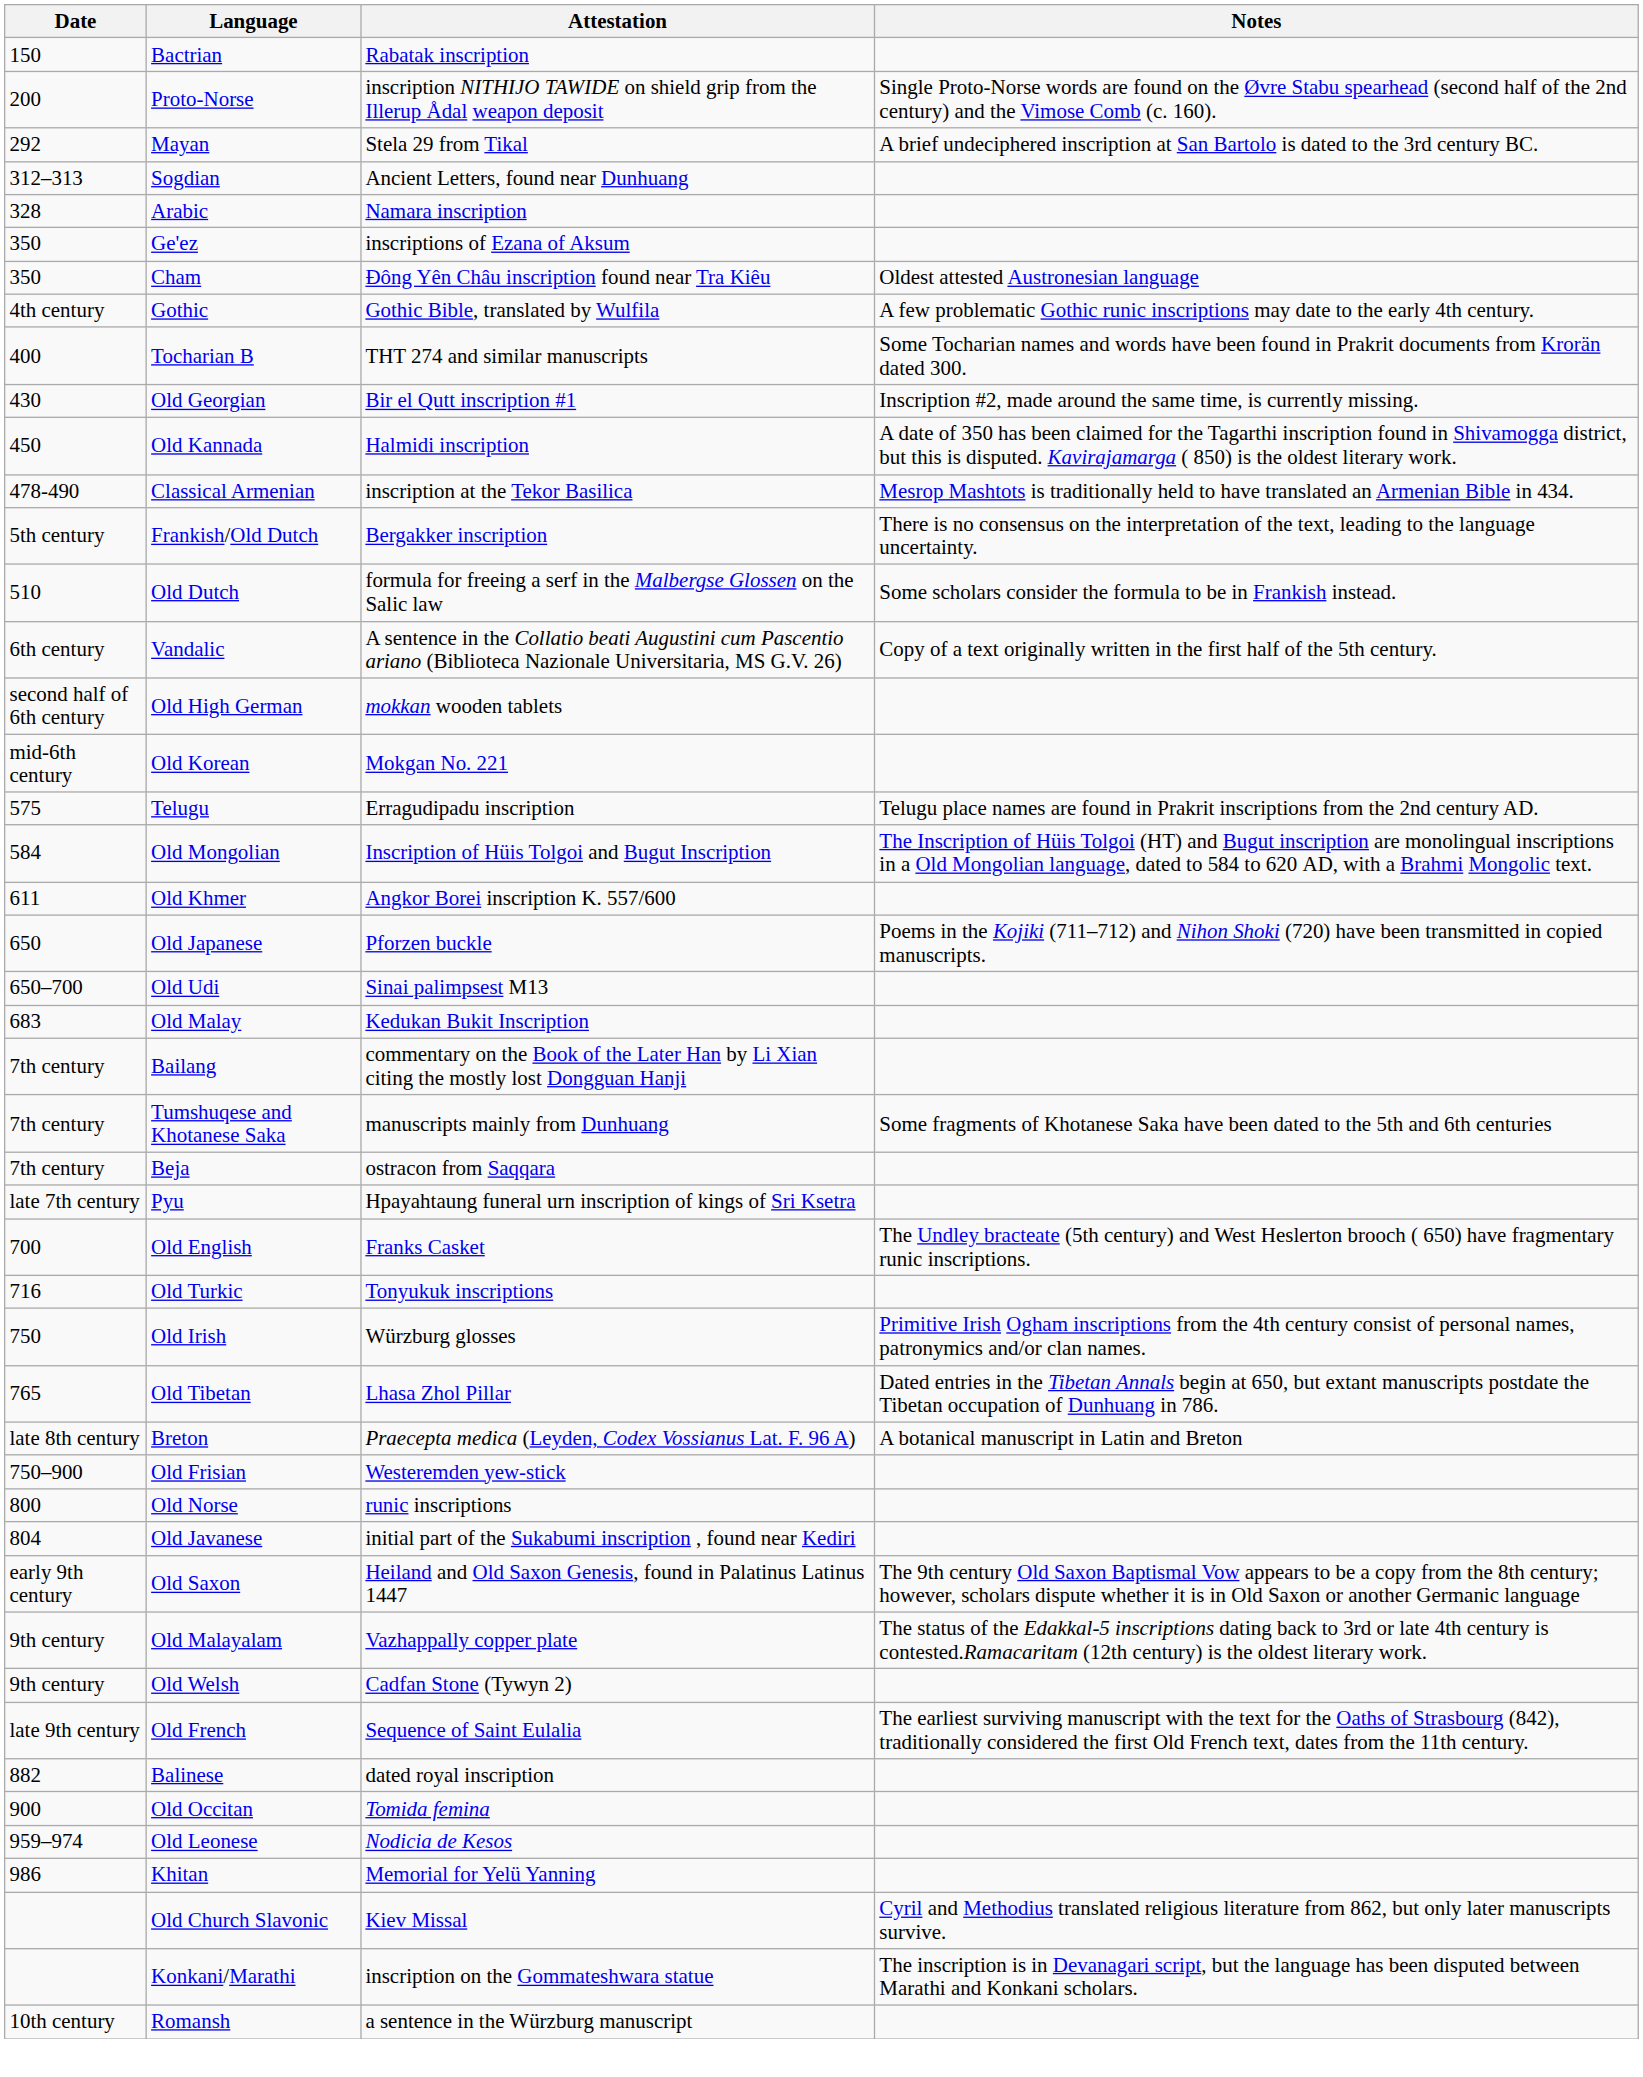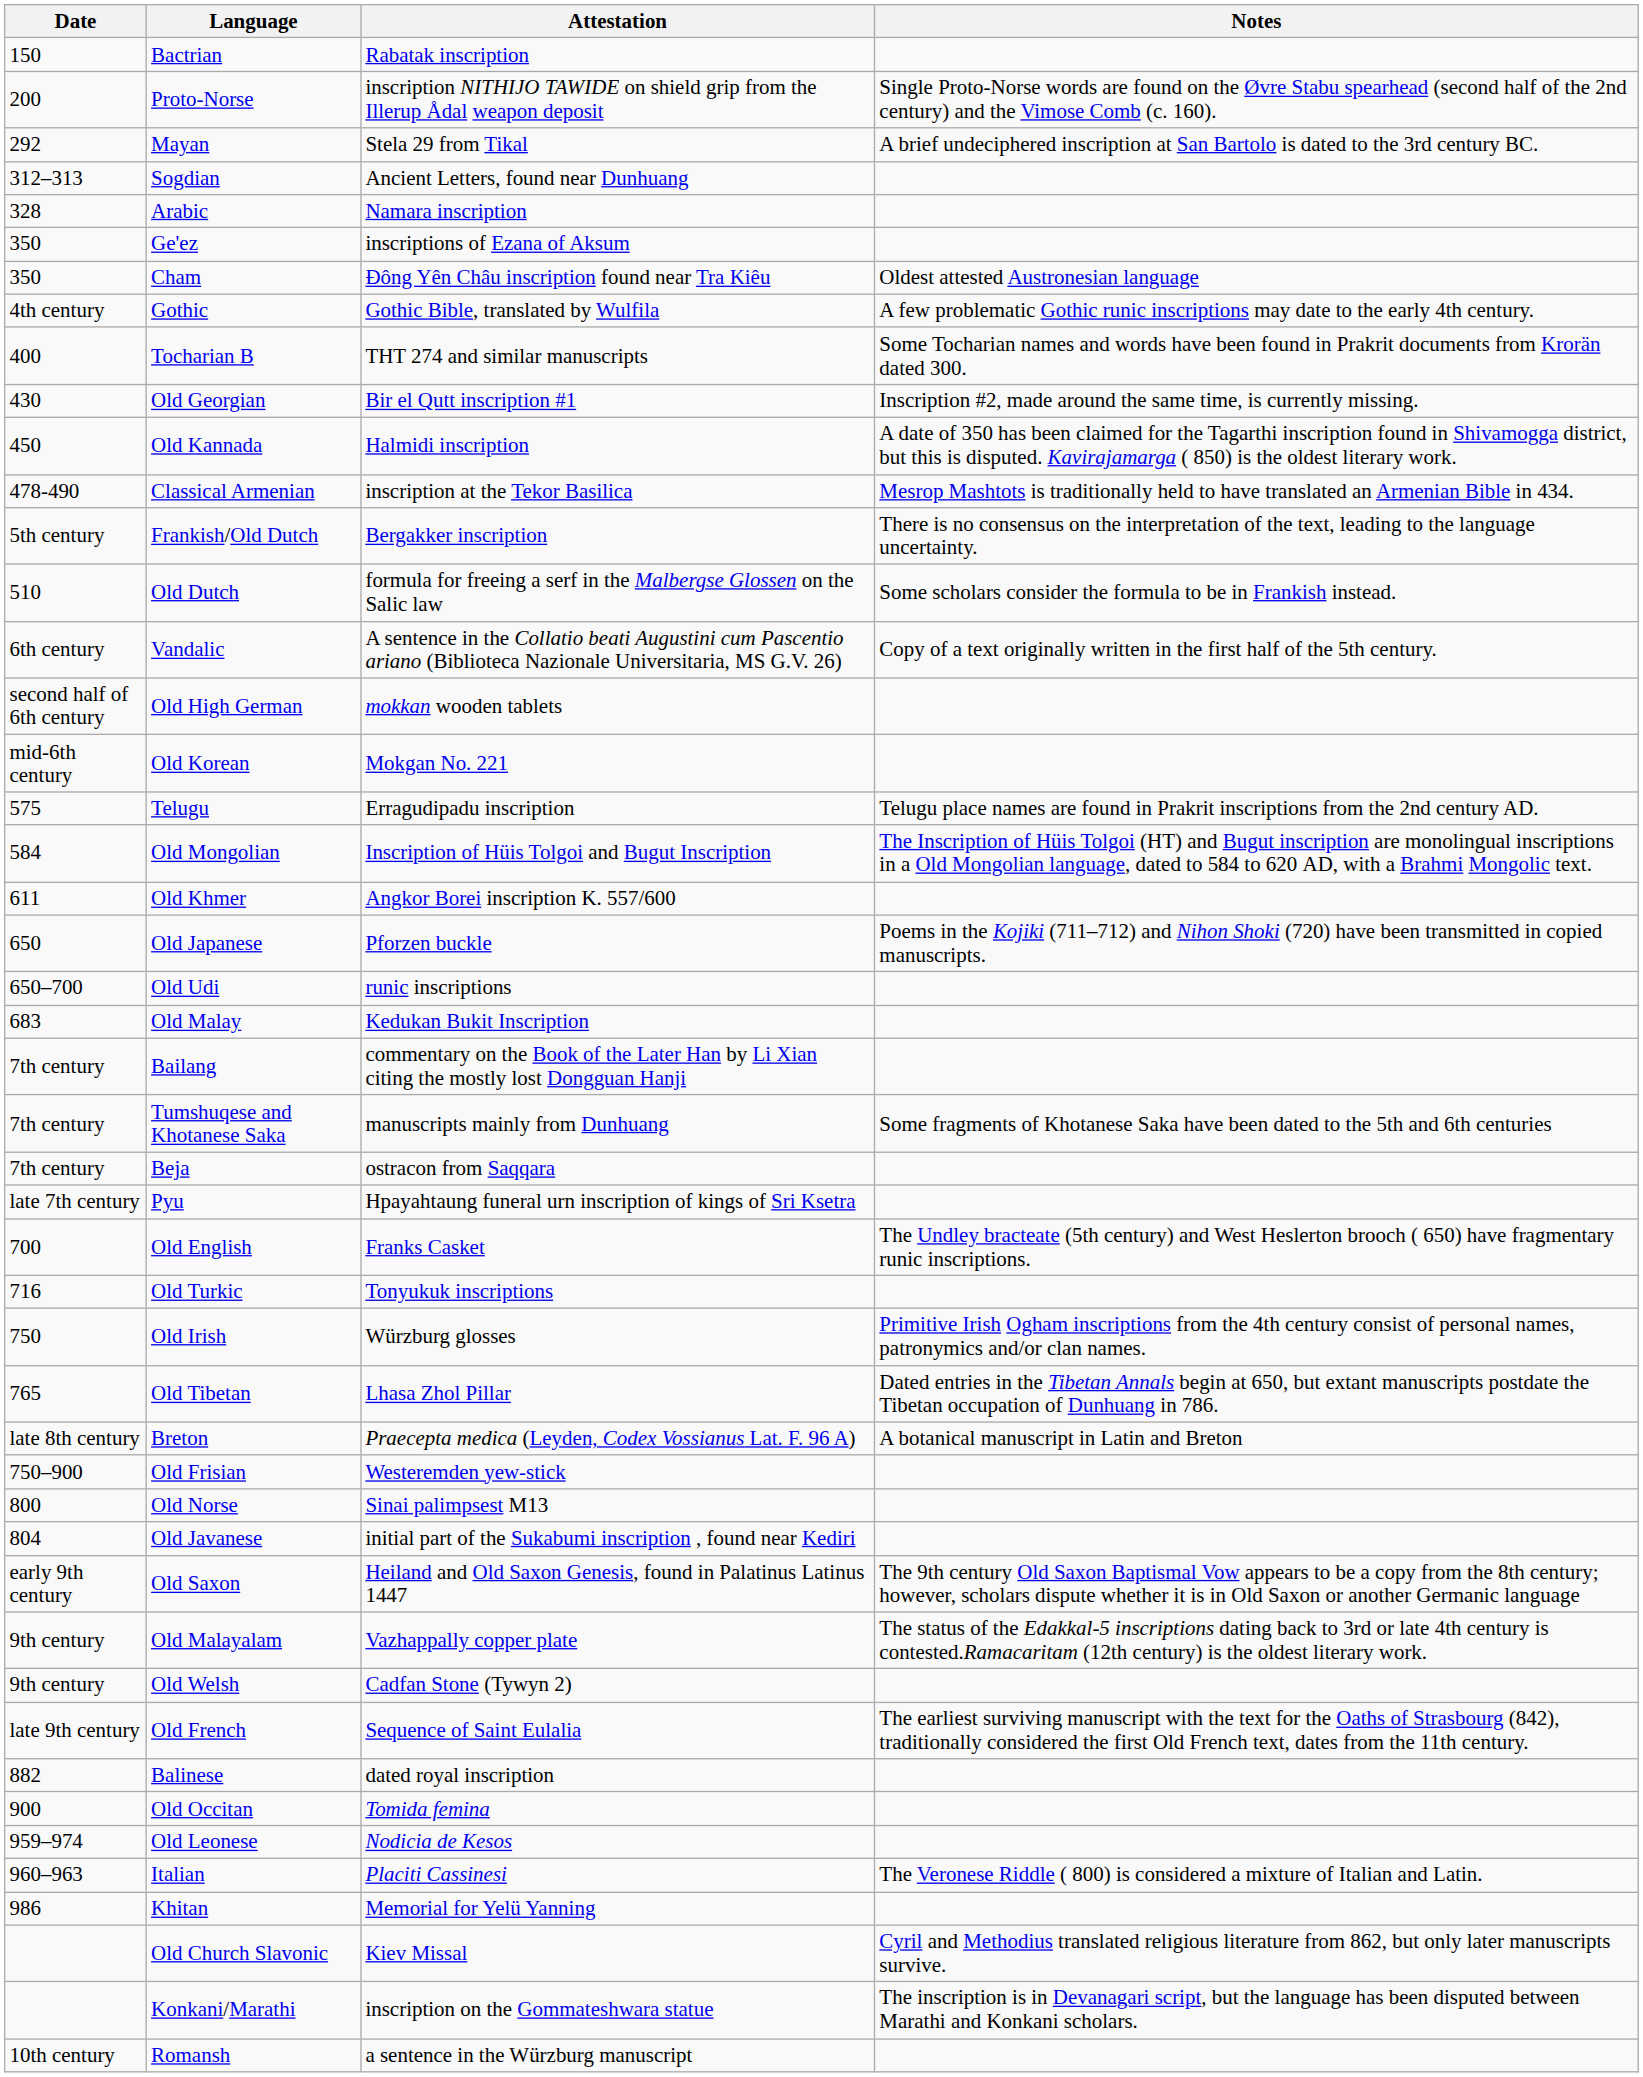(457, 988) Sinai palimpsest M13 -> (438, 988) runic inscriptions
(438, 1505) runic inscriptions -> (457, 1505) Sinai palimpsest M13
+ row: (178, 1874)
